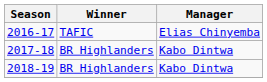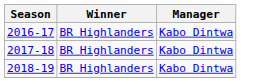(76, 32) TAFIC -> (107, 32) BR Highlanders
(210, 32) Elias Chinyemba -> (196, 32) Kabo Dintwa
